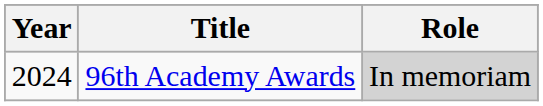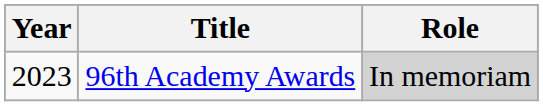(42, 75) 2024 -> (42, 75) 2023
